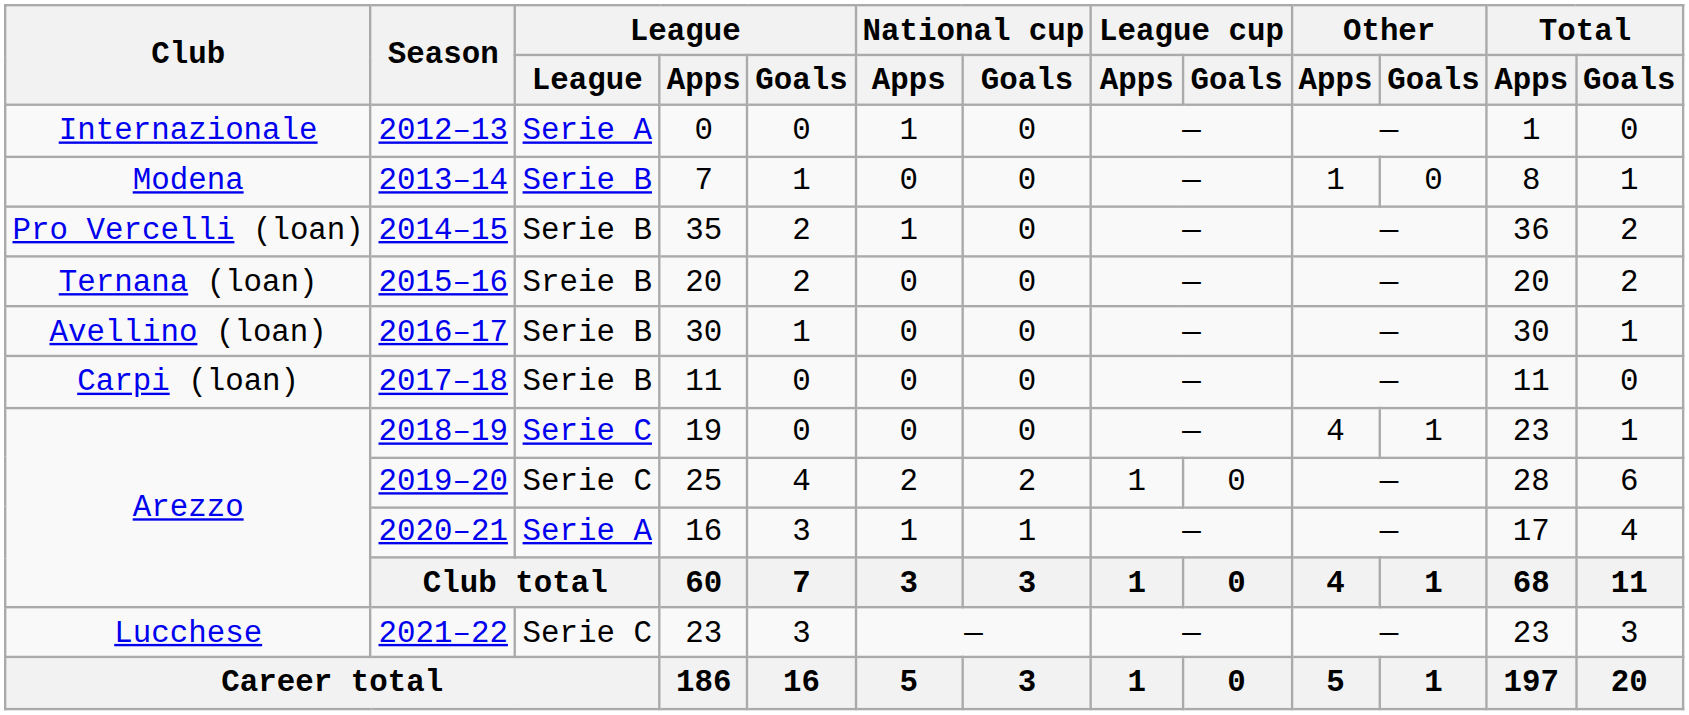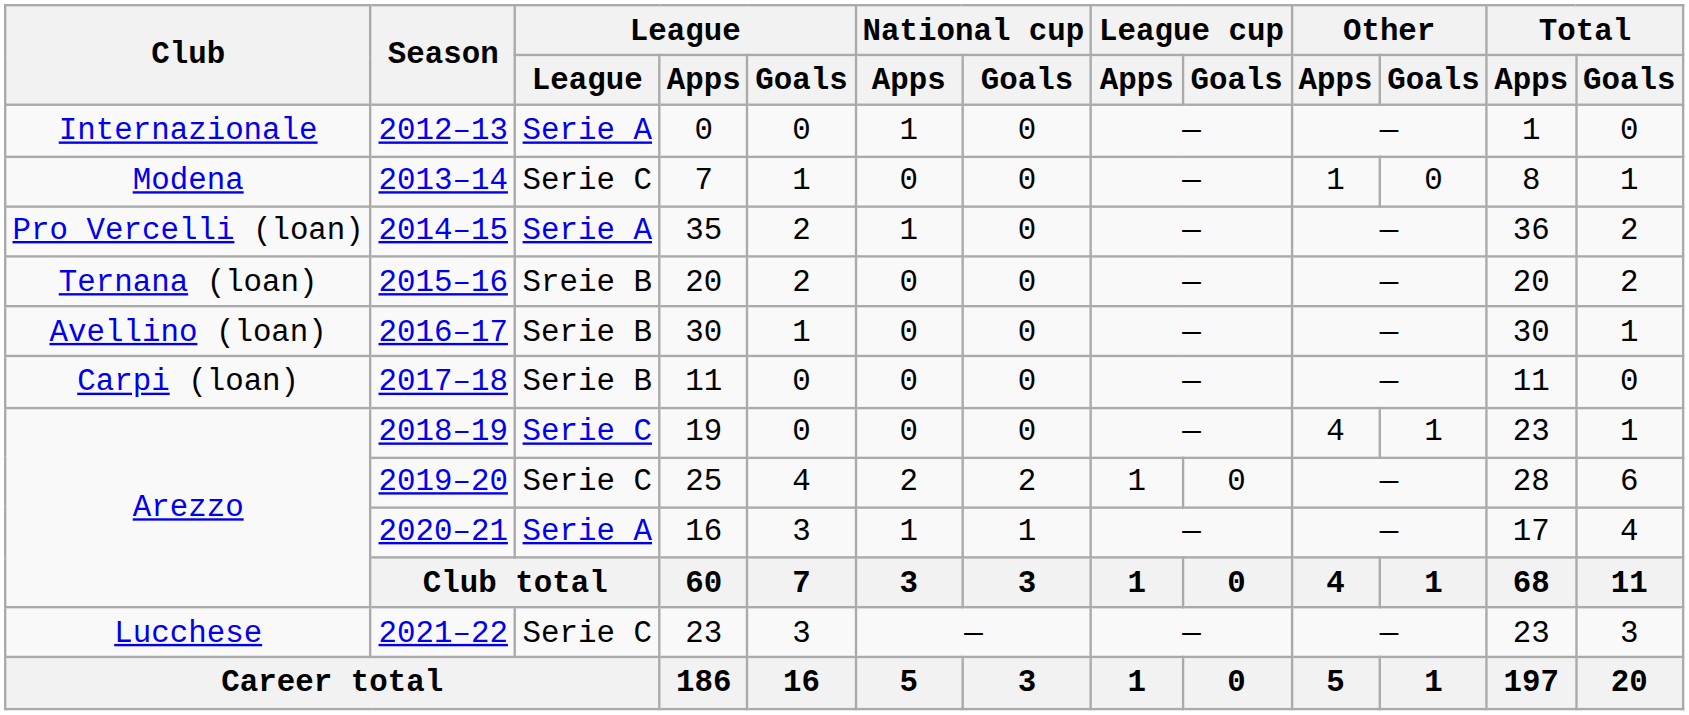(587, 181) Serie B -> (587, 181) Serie C
(587, 231) Serie B -> (587, 231) Serie A
